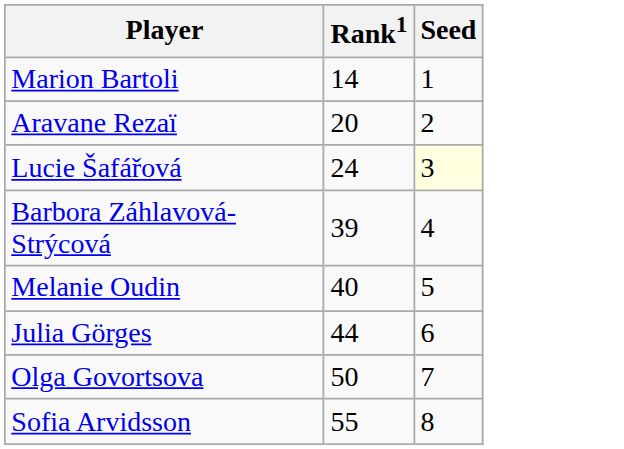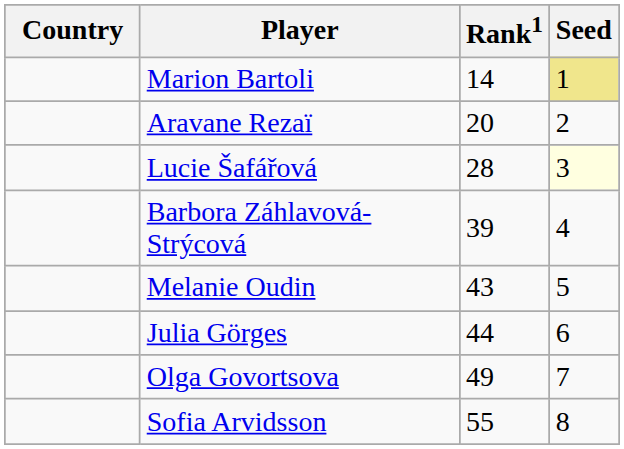+ column: (73, 30)
(427, 78) no background -> (563, 78) khaki background
(344, 167) 24 -> (480, 167) 28
(344, 287) 40 -> (480, 287) 43
(344, 376) 50 -> (480, 376) 49
